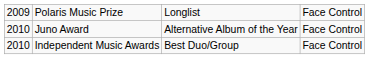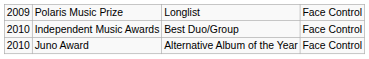rows swapped: (62, 29) <-> (97, 45)
